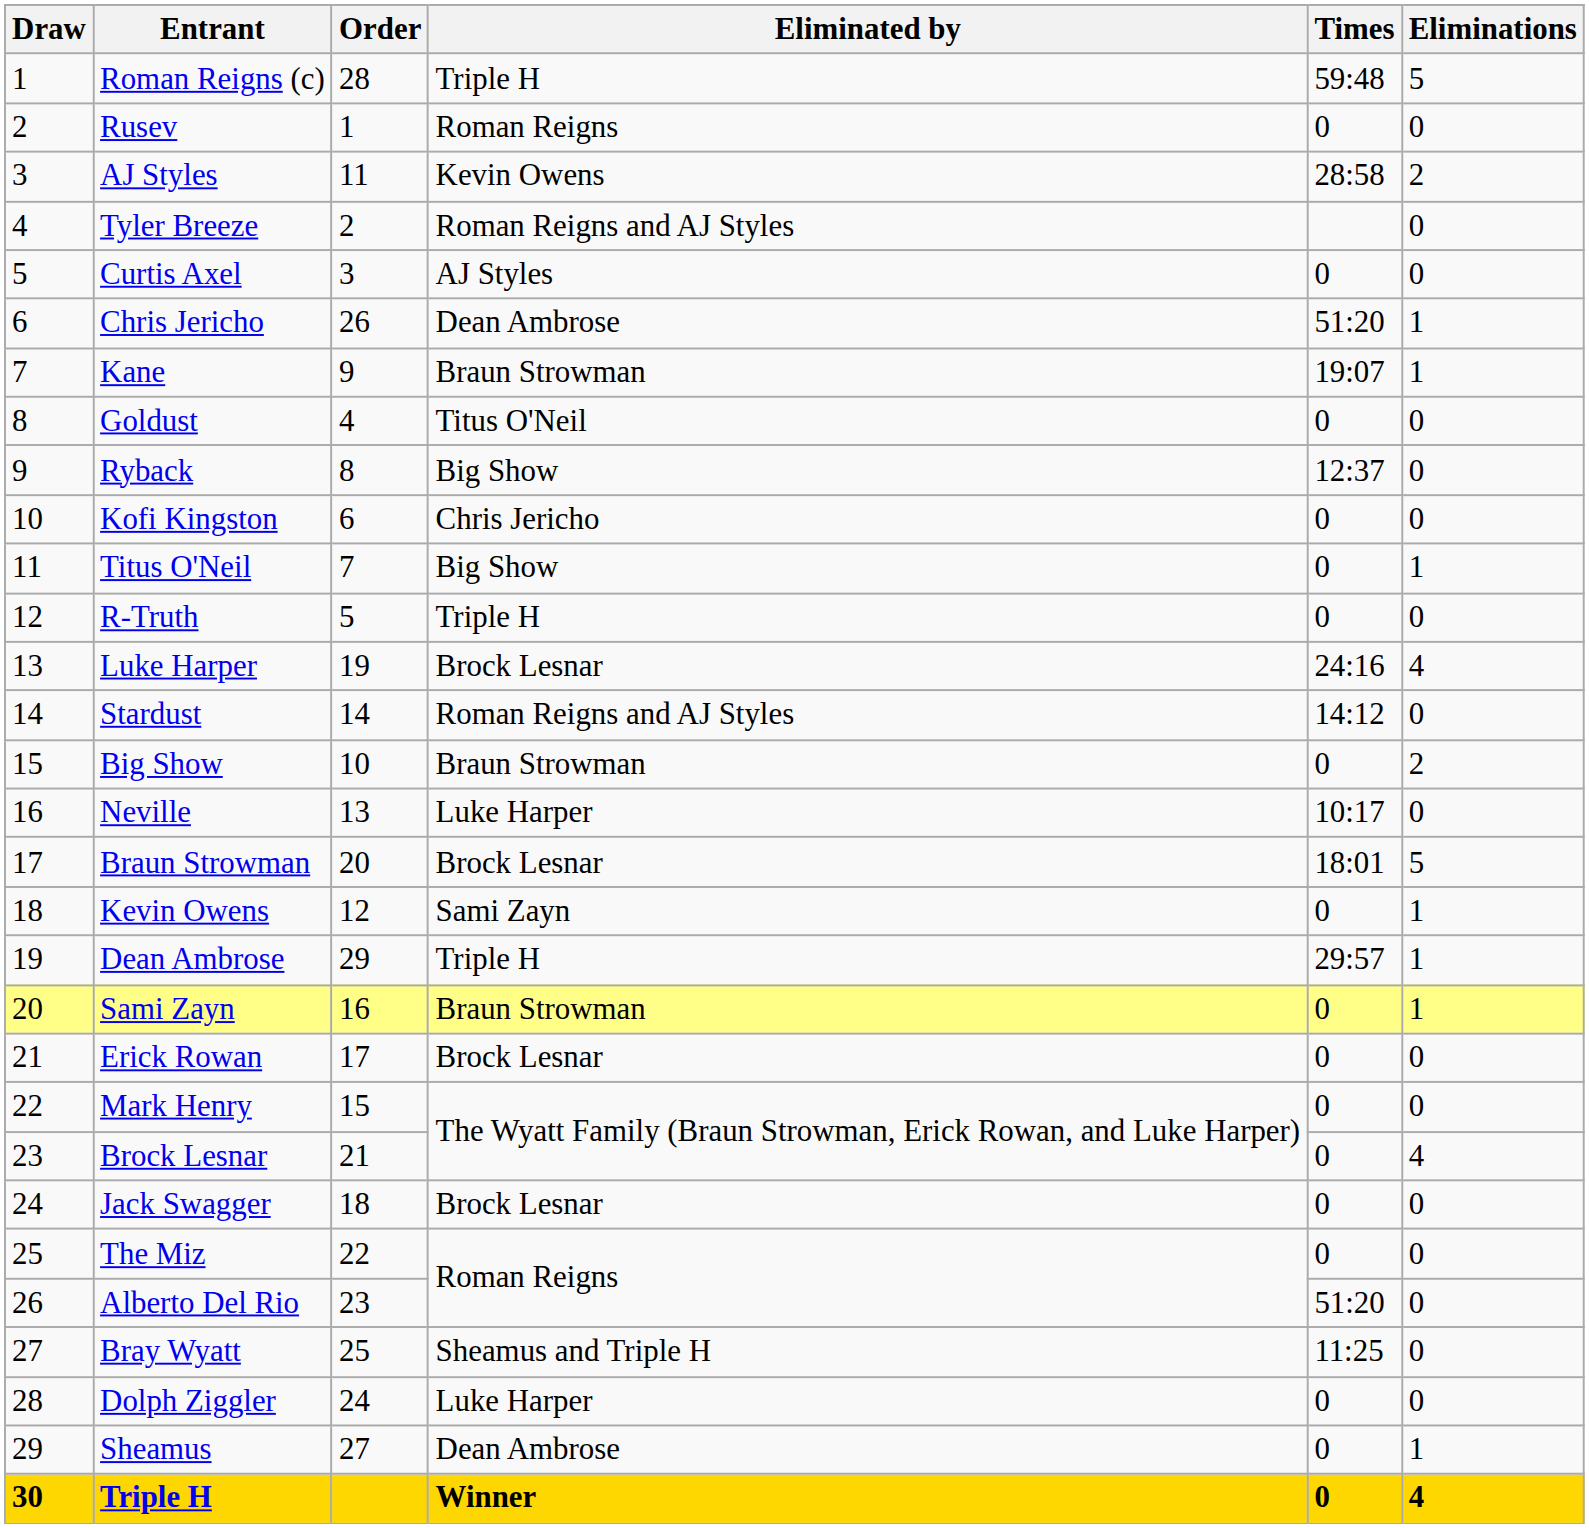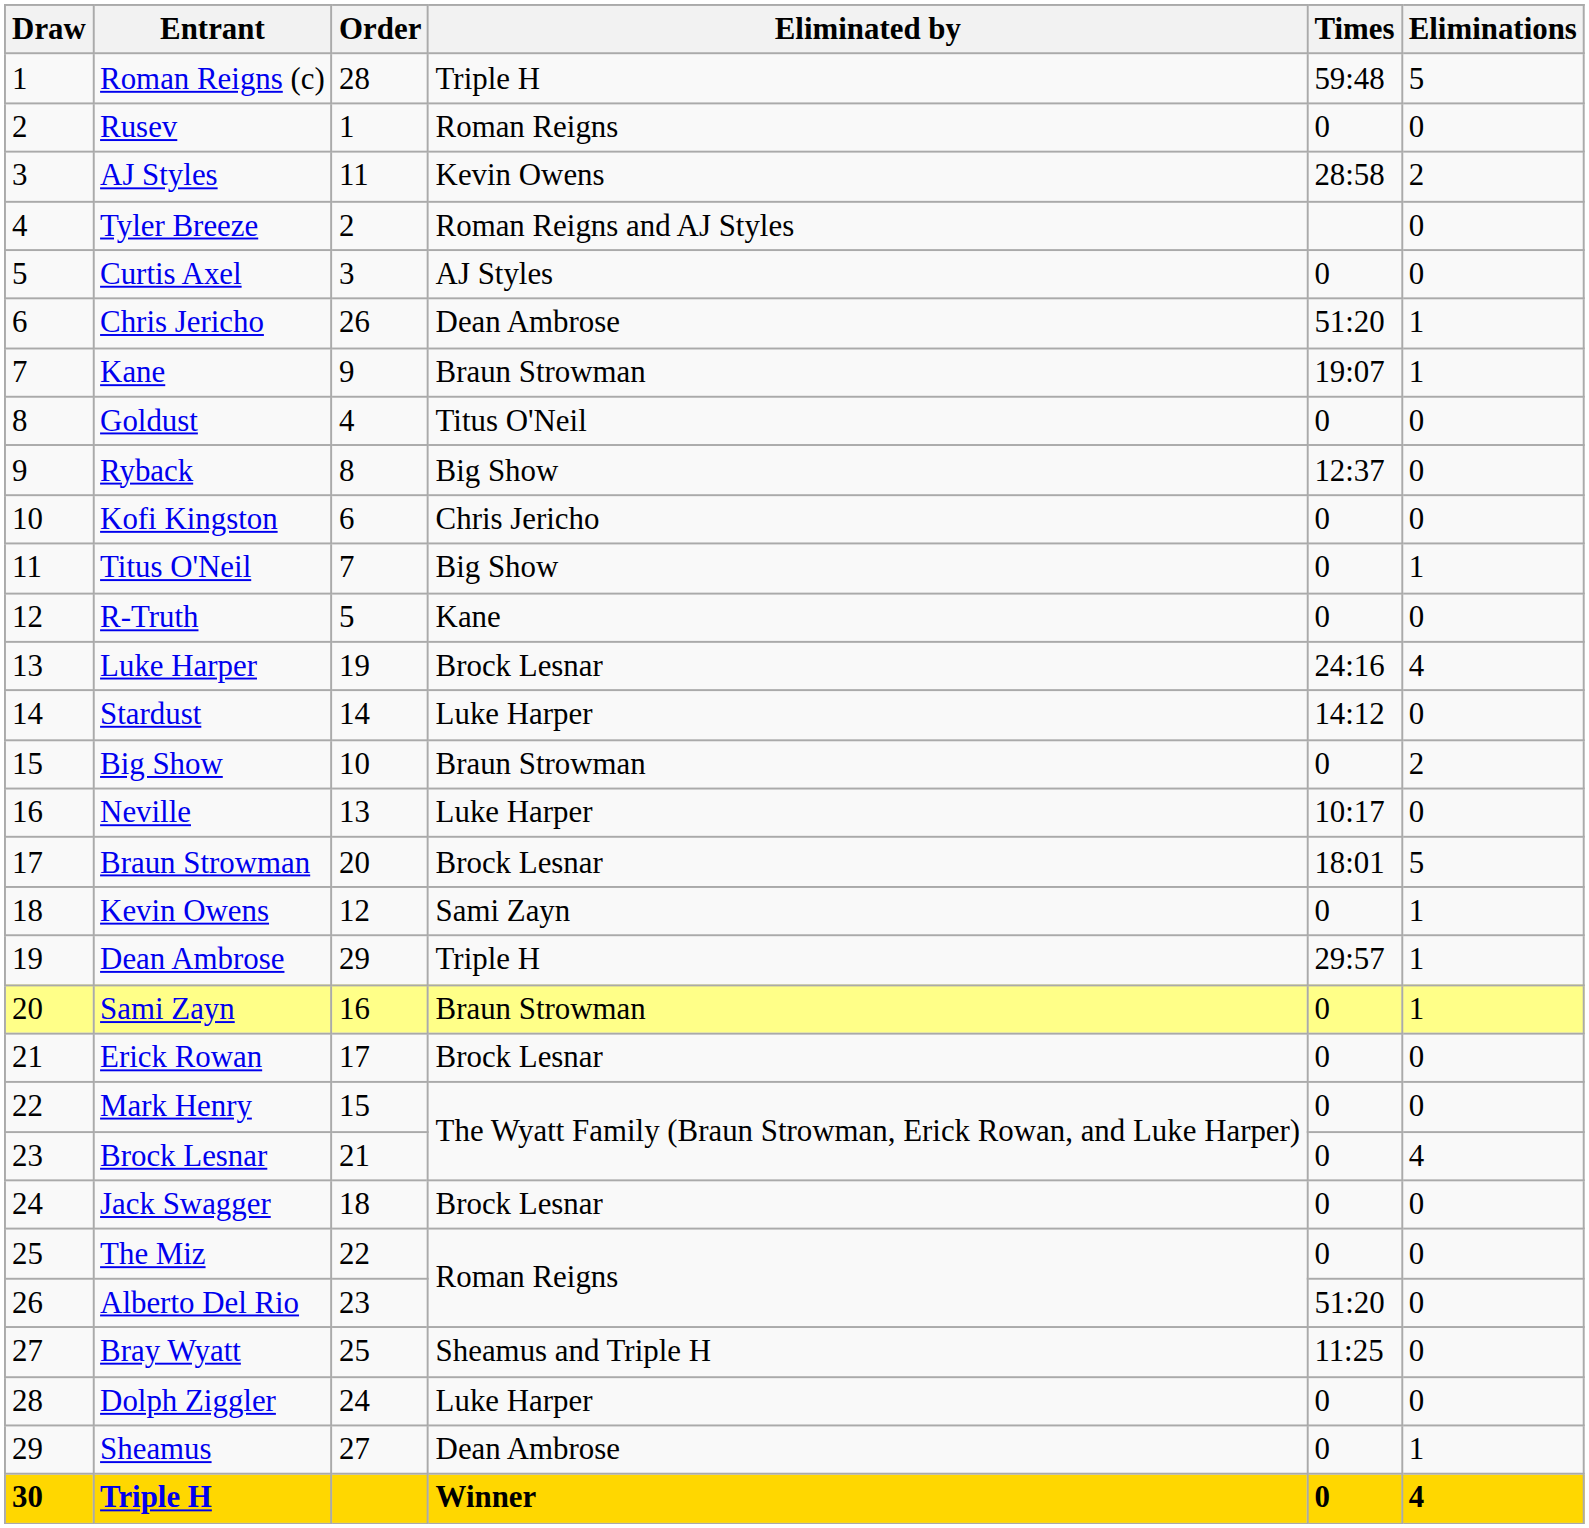(488, 616) Triple H -> (468, 616) Kane
(615, 714) Roman Reigns and AJ Styles -> (514, 714) Luke Harper
